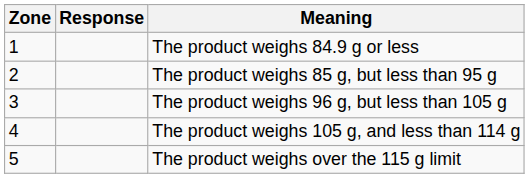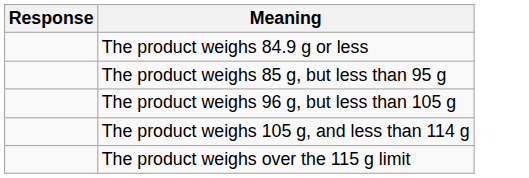- column: (30, 18)
